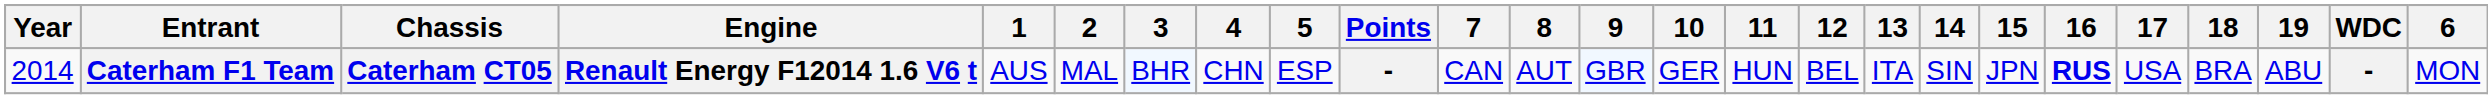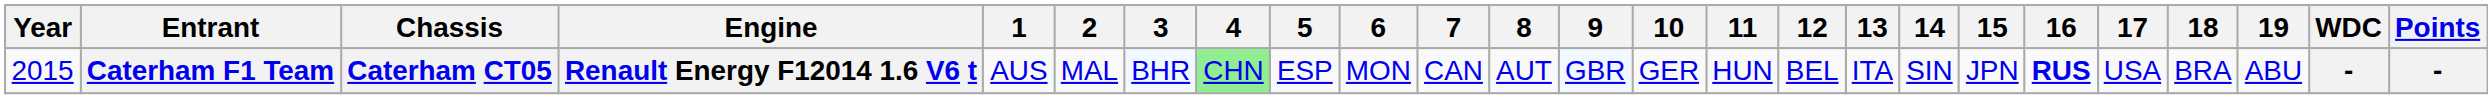columns swapped: (2448, 27) <-> (1388, 27)
(43, 71) 2014 -> (43, 71) 2015
(1234, 71) no background -> (1234, 71) lightgreen background
